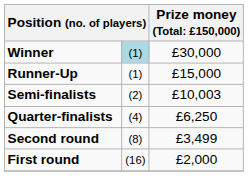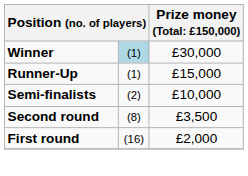(196, 95) £10,003 -> (196, 95) £10,000
- row: (60, 116)
(196, 138) £3,499 -> (196, 116) £3,500
